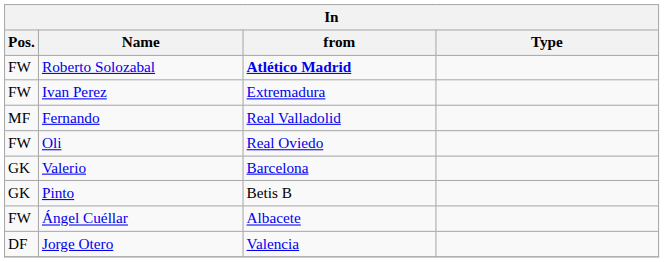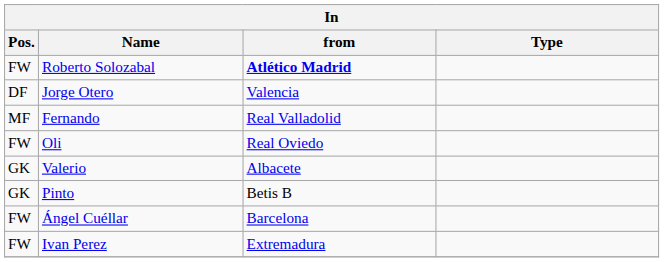rows swapped: (78, 244) <-> (74, 93)
(278, 168) Barcelona -> (274, 168) Albacete
(274, 218) Albacete -> (278, 218) Barcelona
